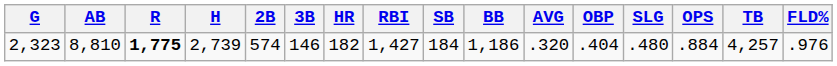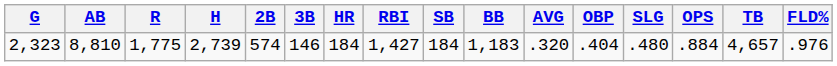(155, 47) bold -> (155, 47) normal
(344, 47) 182 -> (344, 47) 184
(493, 47) 1,186 -> (493, 47) 1,183
(753, 47) 4,257 -> (753, 47) 4,657
